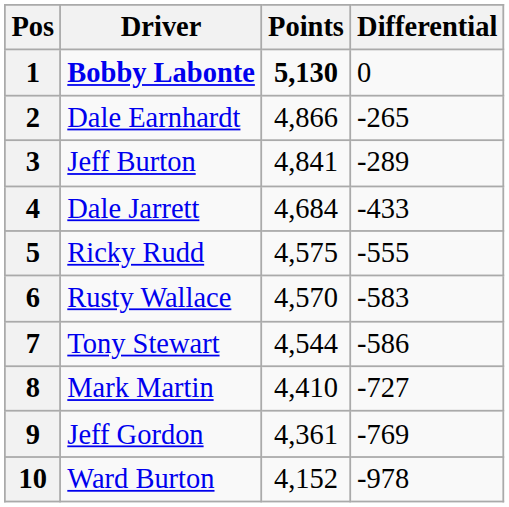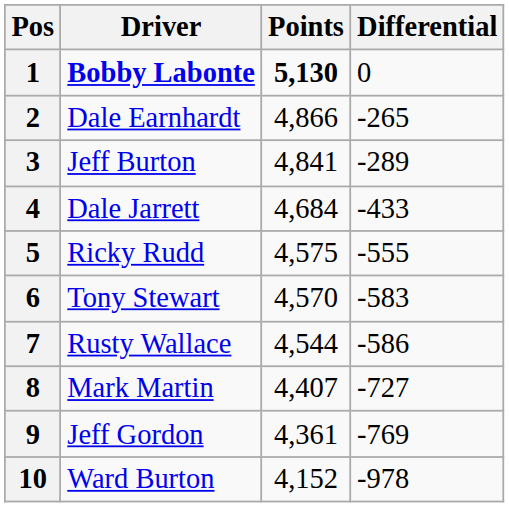(149, 298) Rusty Wallace -> (143, 298) Tony Stewart
(143, 343) Tony Stewart -> (149, 343) Rusty Wallace
(306, 388) 4,410 -> (306, 388) 4,407
